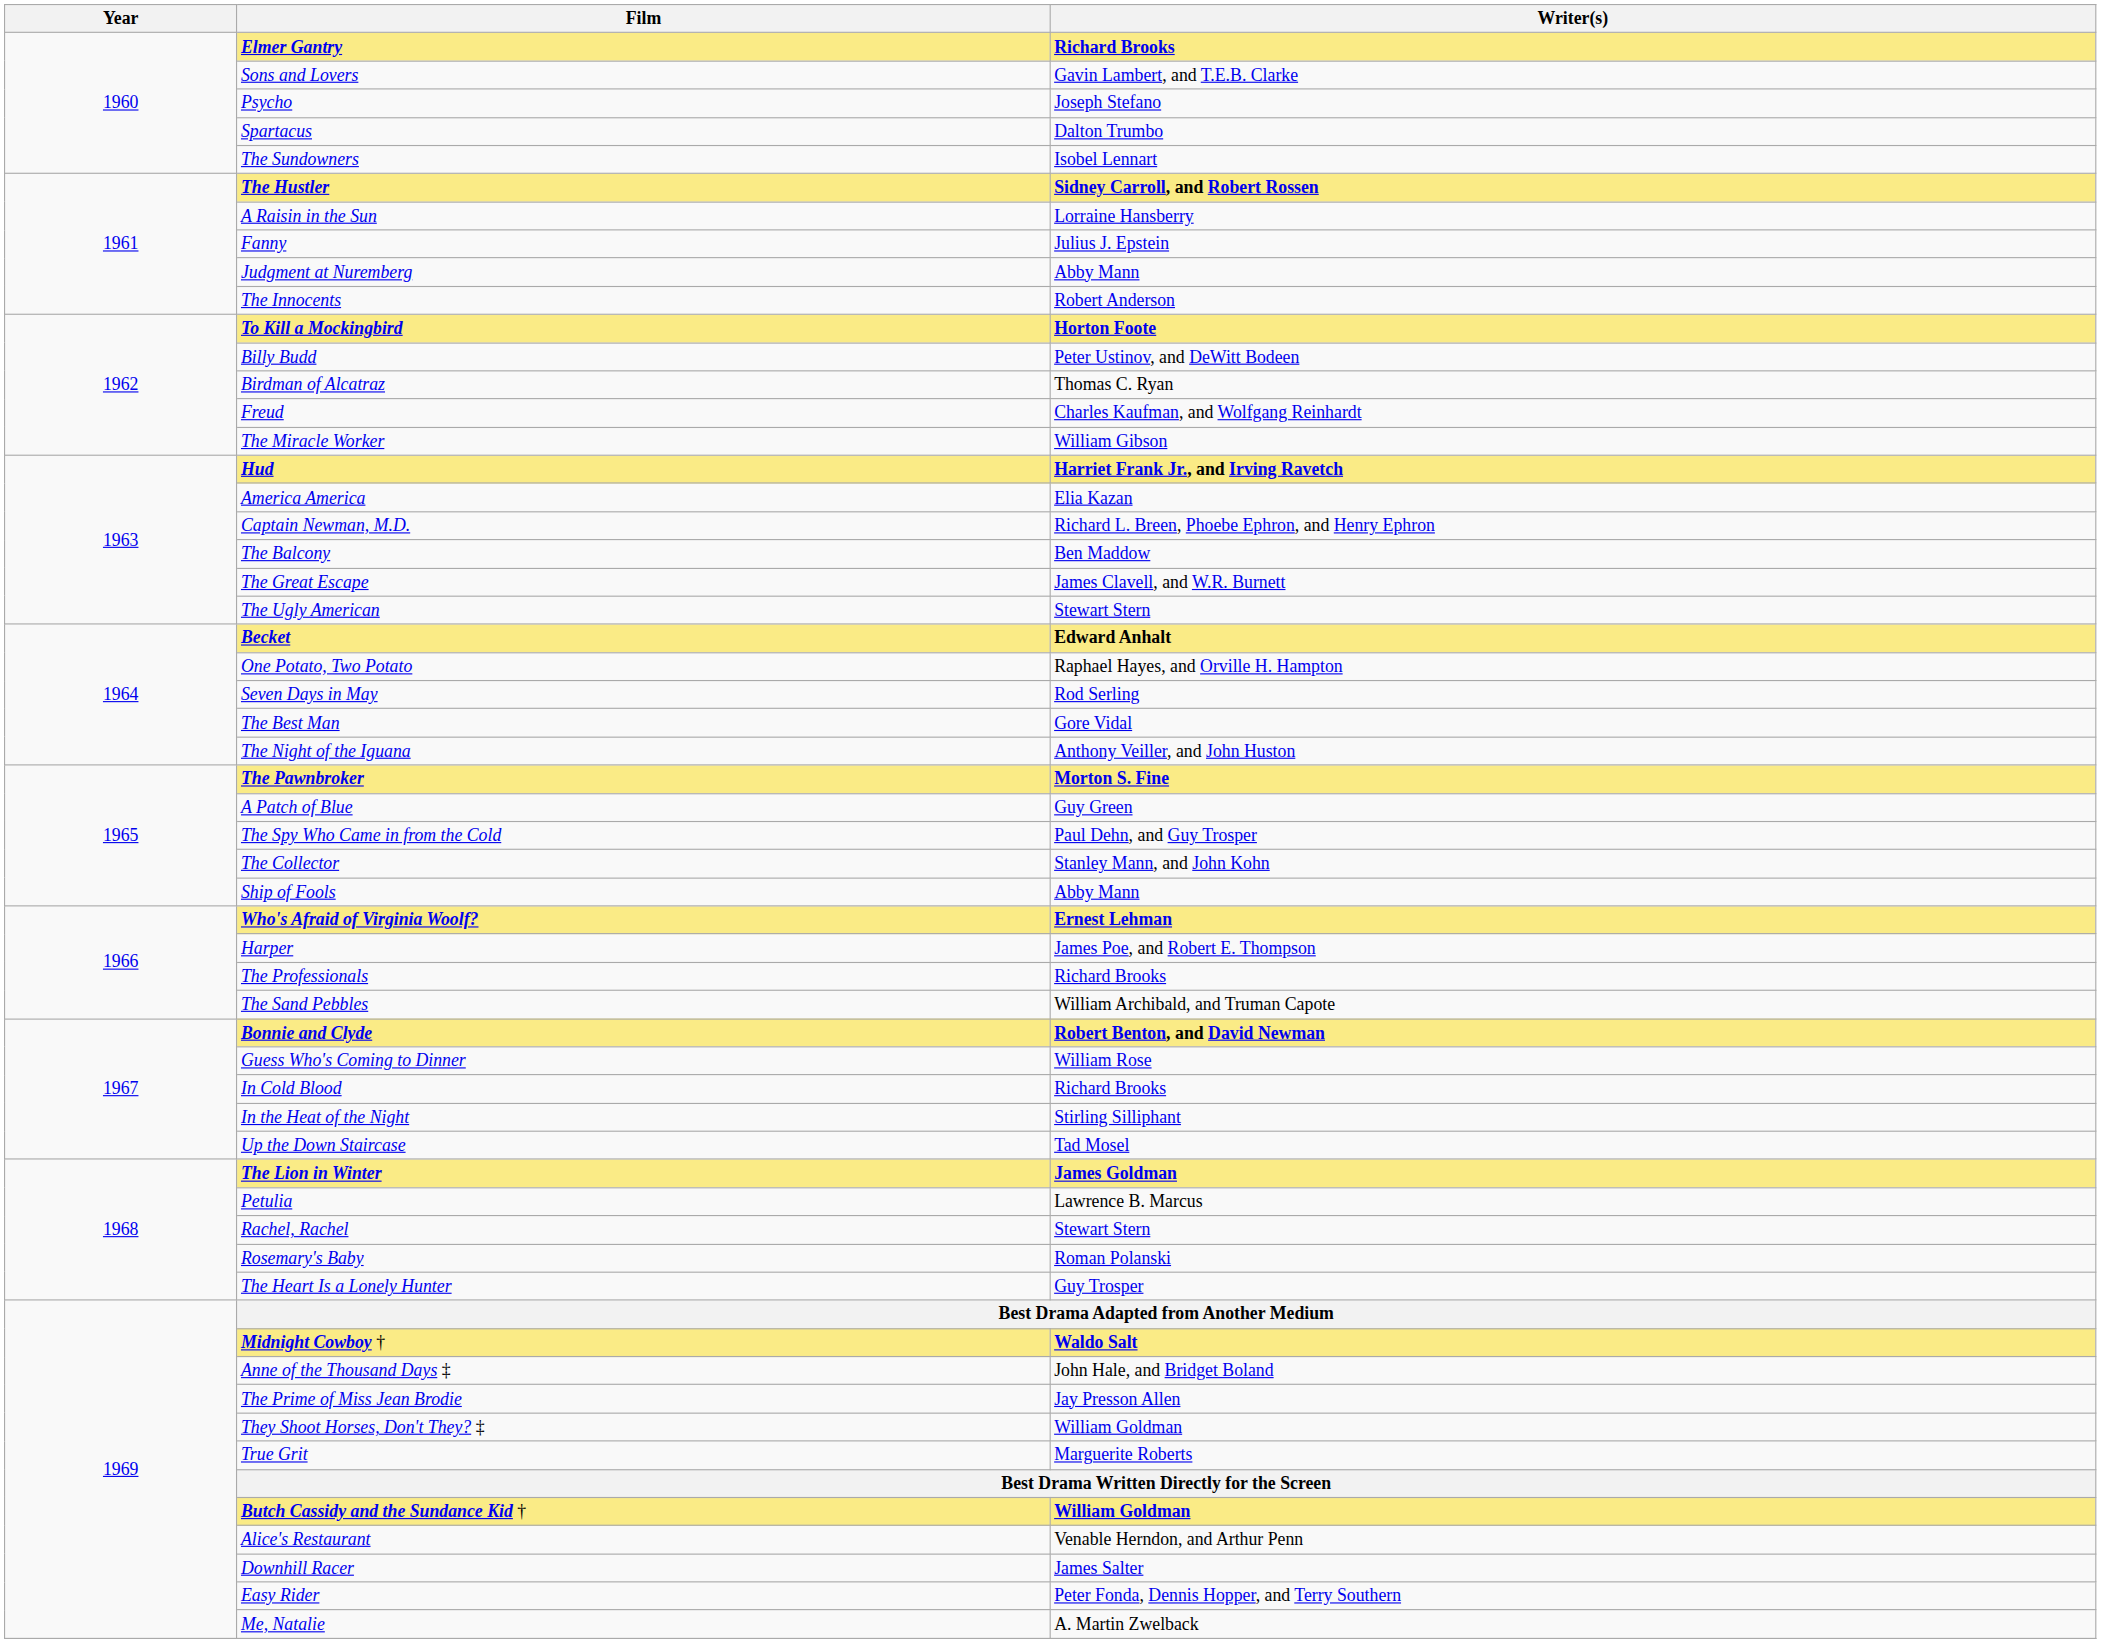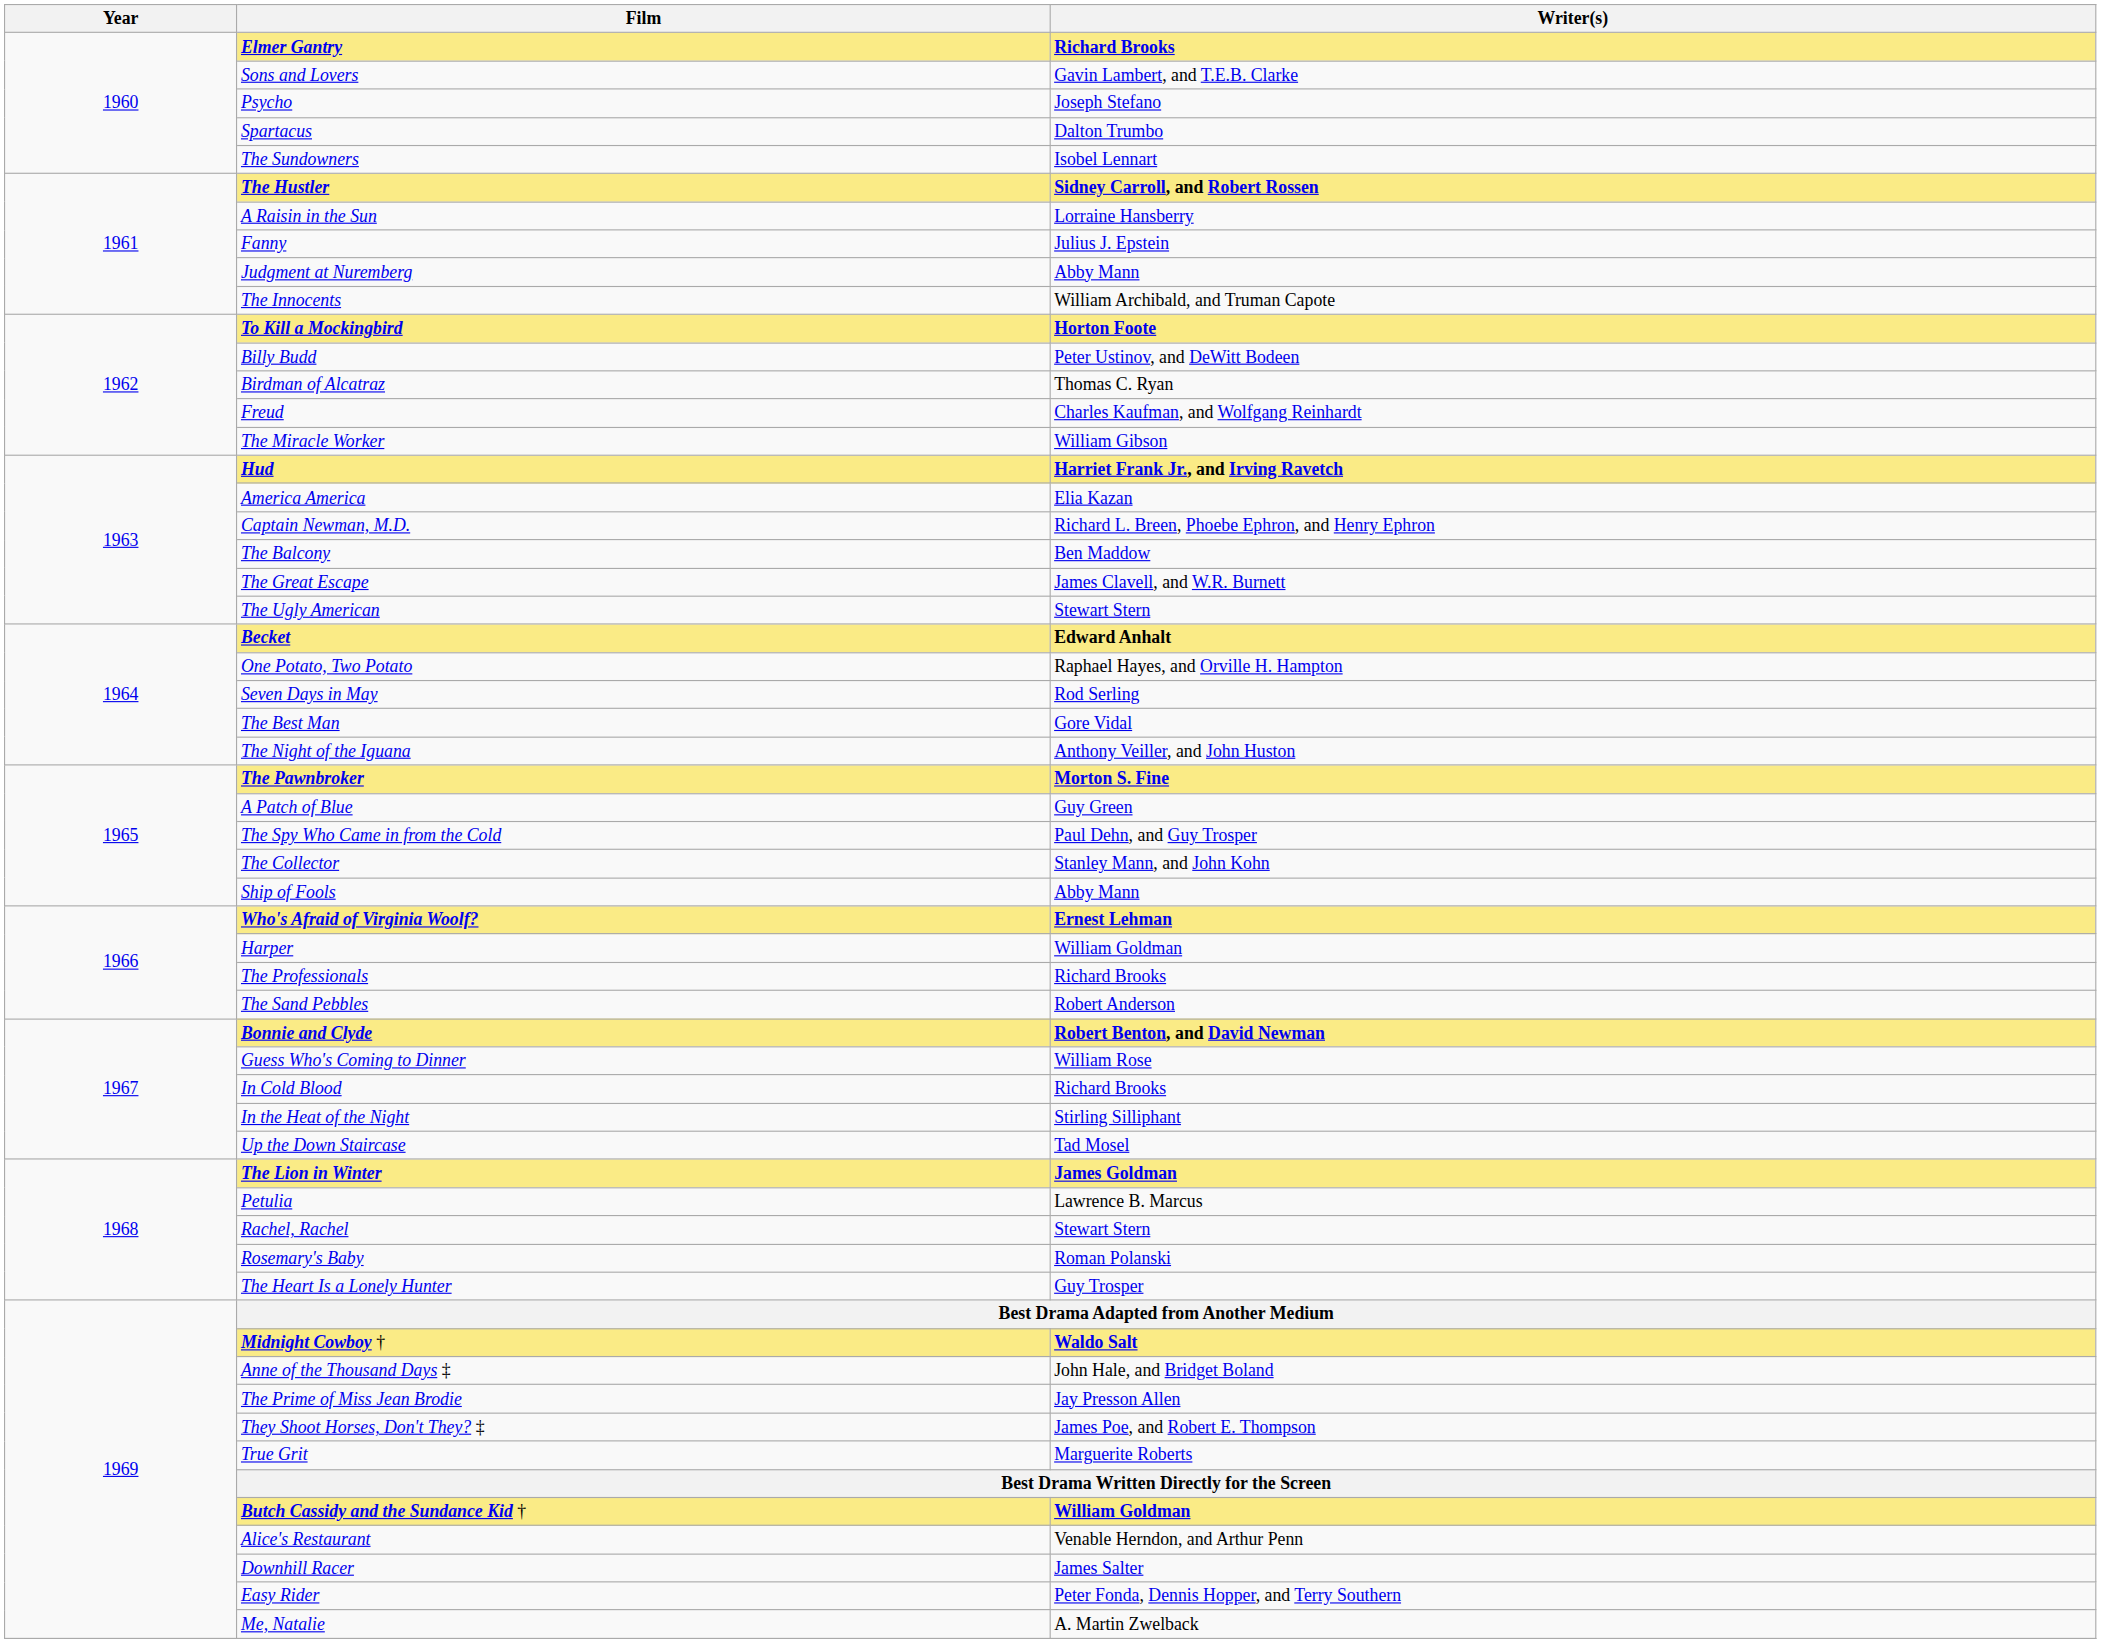(1115, 300) Robert Anderson -> (1195, 300) William Archibald, and Truman Capote
(1185, 948) James Poe, and Robert E. Thompson -> (1118, 948) William Goldman
(1195, 1004) William Archibald, and Truman Capote -> (1115, 1004) Robert Anderson
(1118, 1426) William Goldman -> (1185, 1426) James Poe, and Robert E. Thompson
